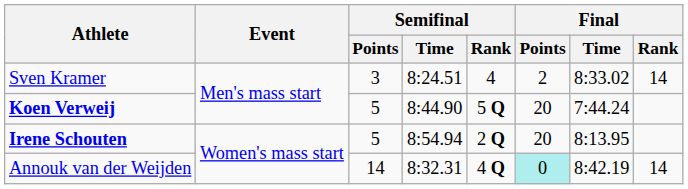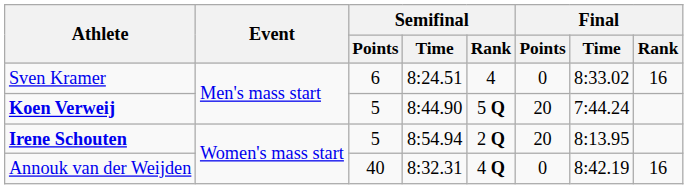(375, 78) 3 -> (375, 78) 6
(543, 78) 2 -> (543, 78) 0
(658, 78) 14 -> (658, 78) 16
(375, 169) 14 -> (375, 169) 40
(543, 169) paleturquoise background -> (543, 169) no background
(658, 169) 14 -> (658, 169) 16
